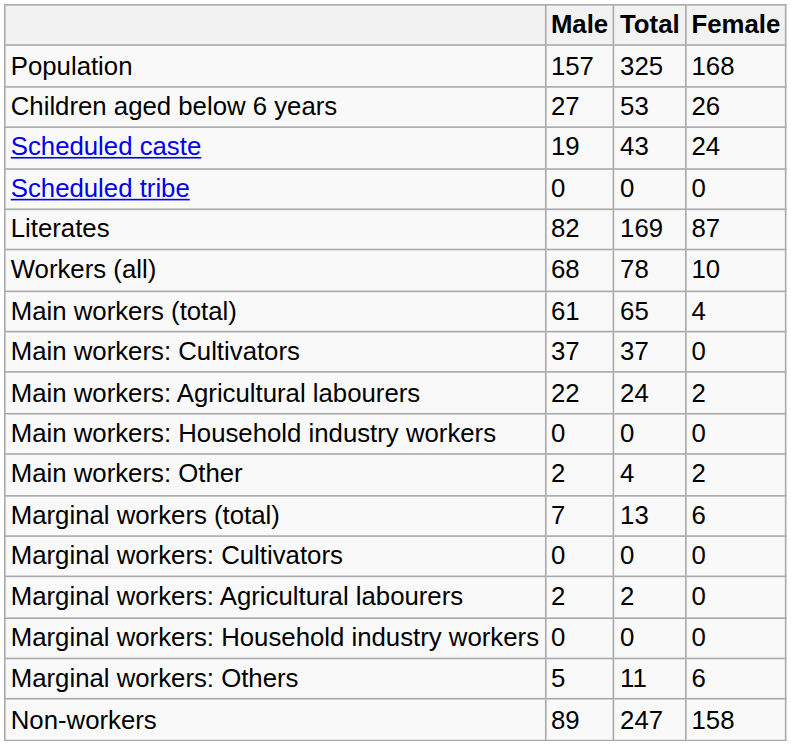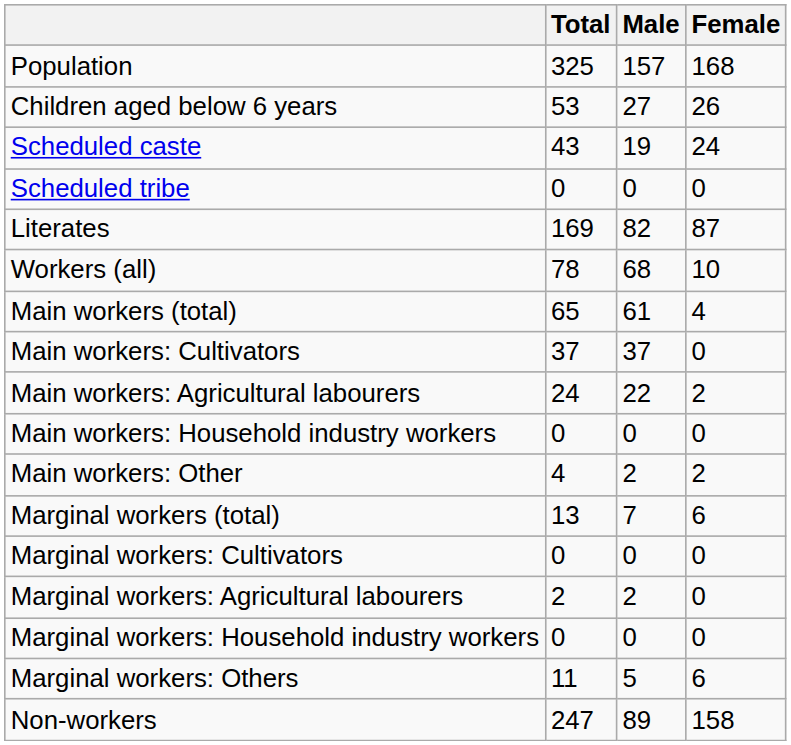columns swapped: (650, 24) <-> (580, 24)
